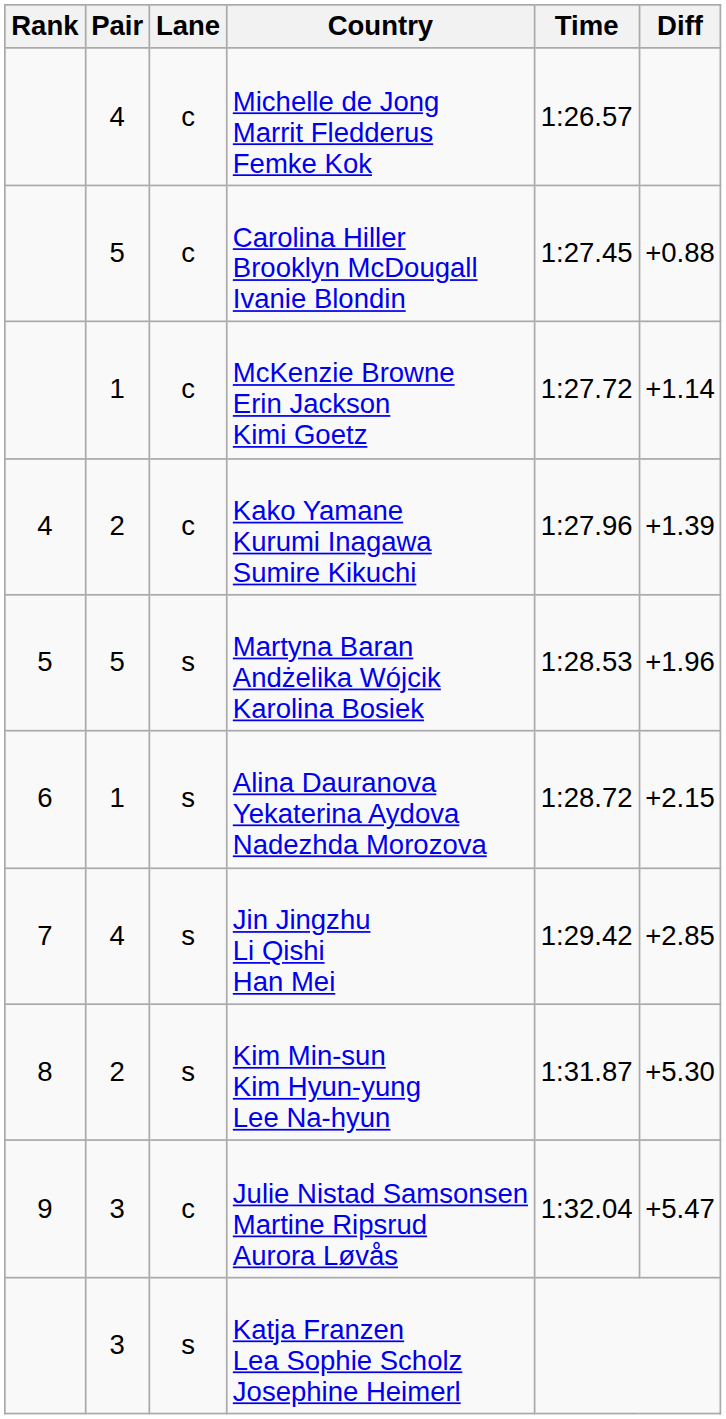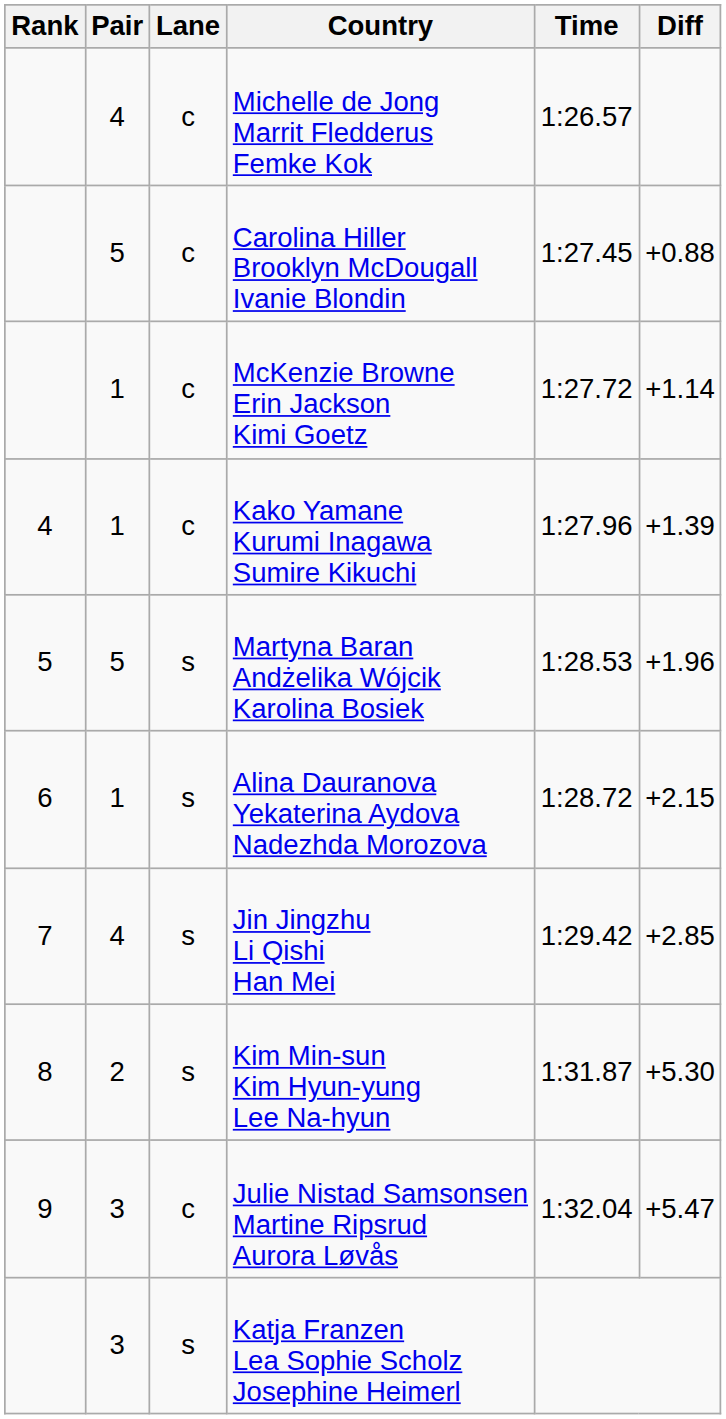(117, 525) 2 -> (117, 525) 1
